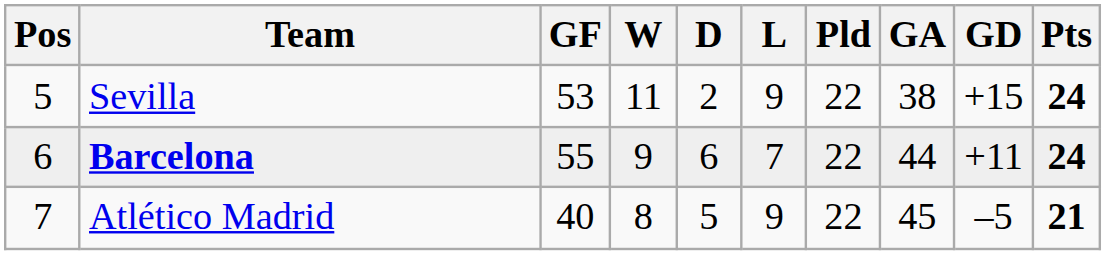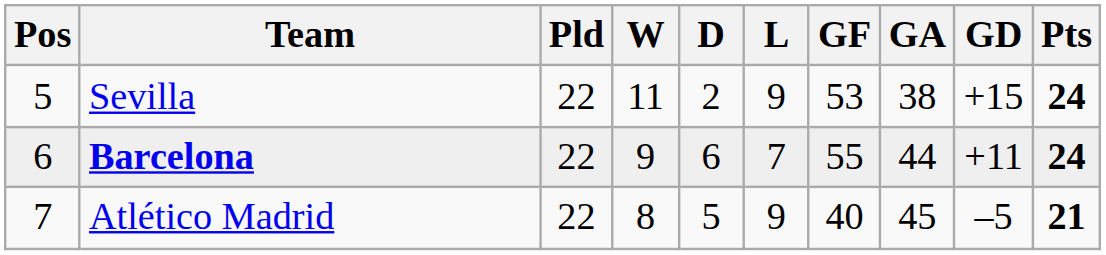columns swapped: (843, 34) <-> (575, 34)
